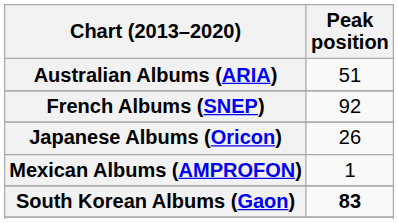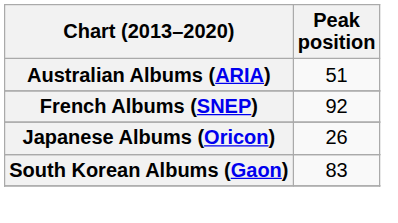- row: (156, 169)
(350, 201) bold -> (337, 169) normal
